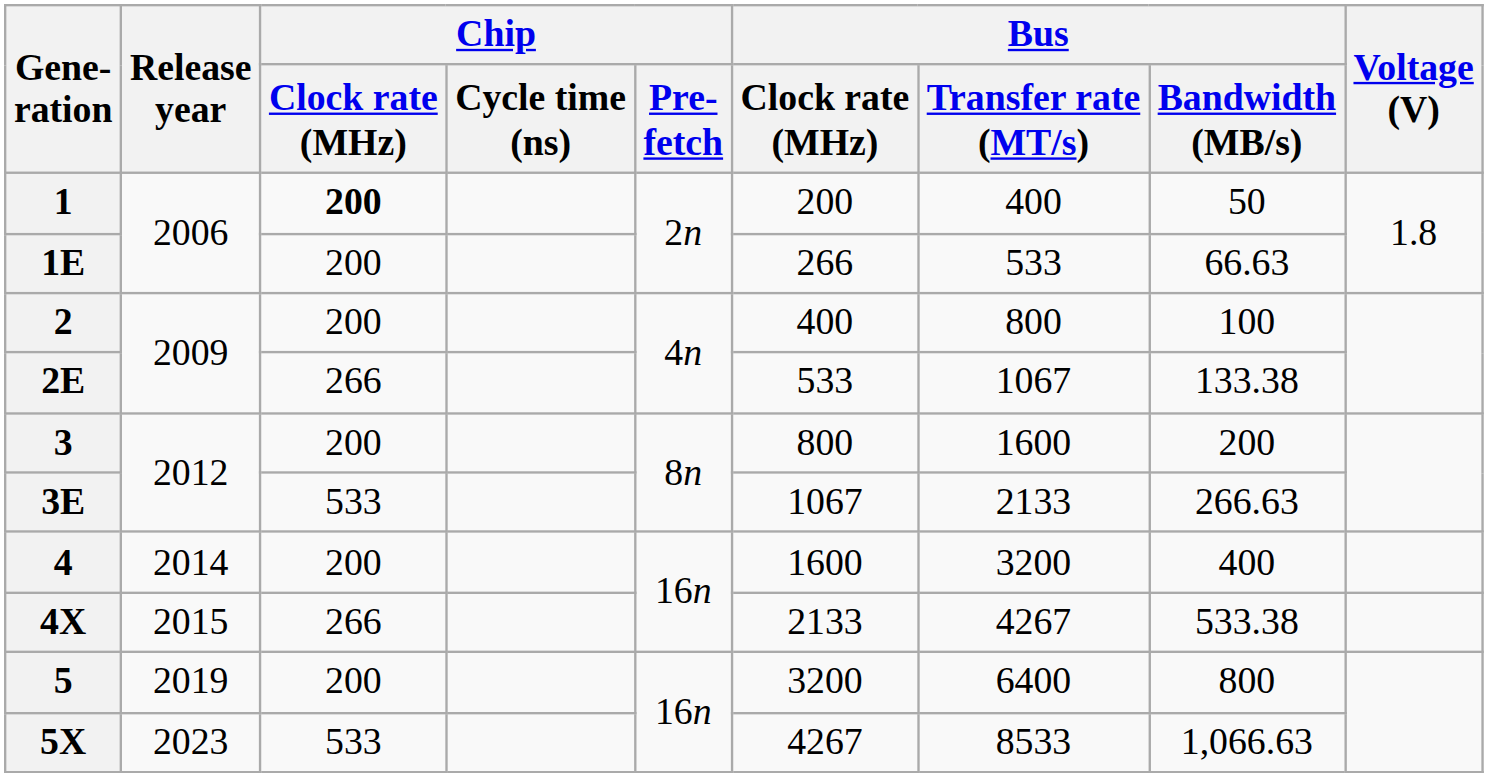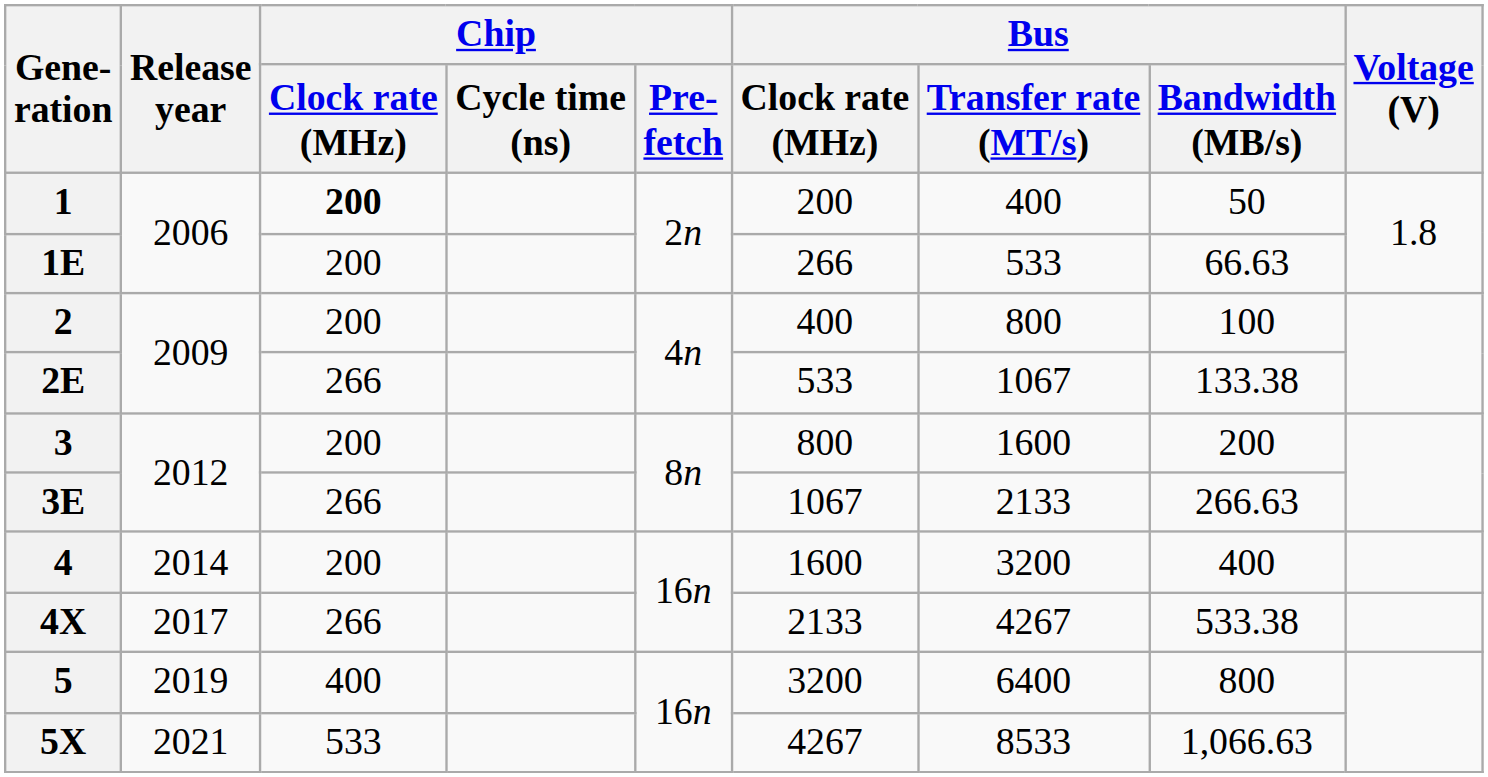(353, 501) 533 -> (353, 501) 266
(191, 621) 2015 -> (191, 621) 2017
(353, 681) 200 -> (353, 681) 400
(191, 741) 2023 -> (191, 741) 2021
